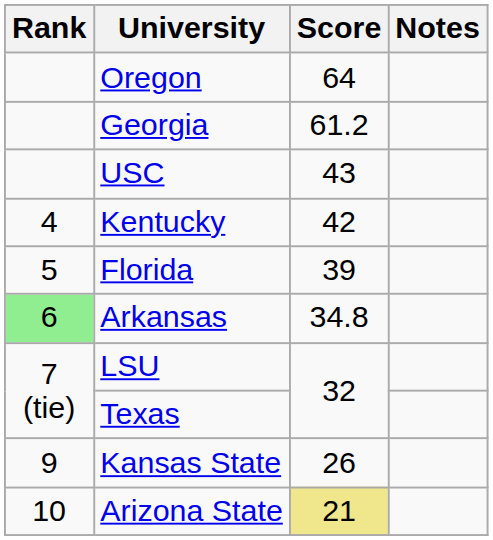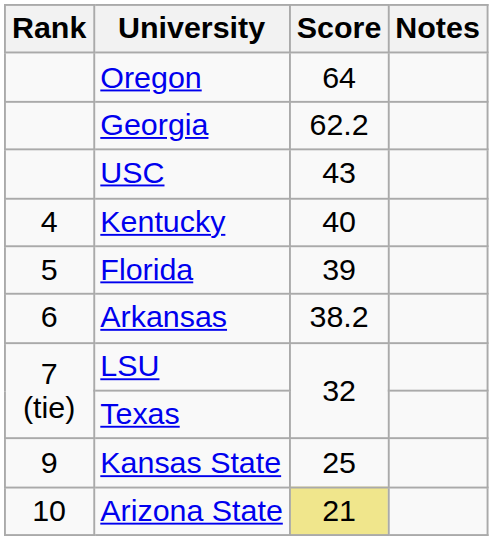(339, 125) 61.2 -> (339, 125) 62.2
(339, 221) 42 -> (339, 221) 40
(49, 317) lightgreen background -> (49, 317) no background
(339, 317) 34.8 -> (339, 317) 38.2
(339, 462) 26 -> (339, 462) 25
